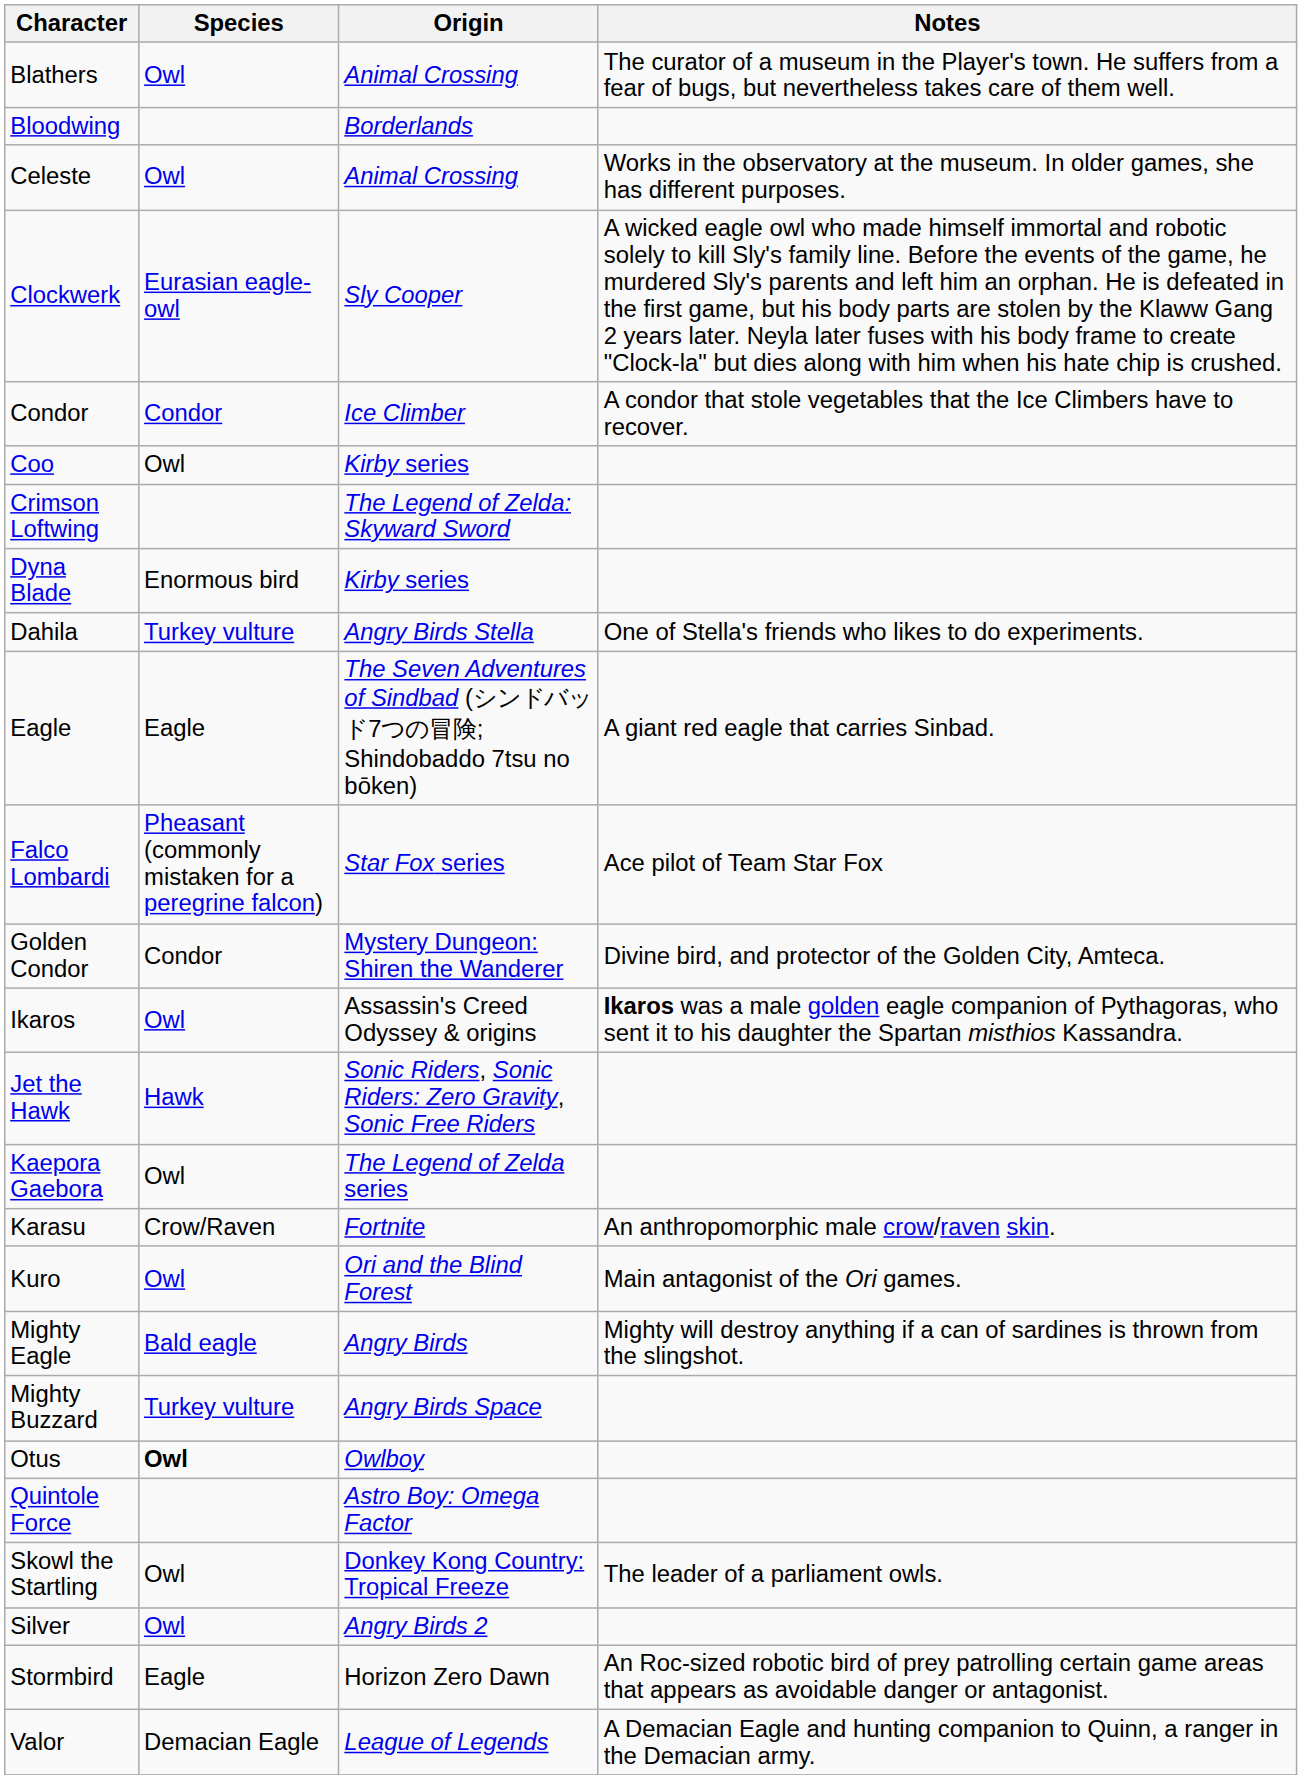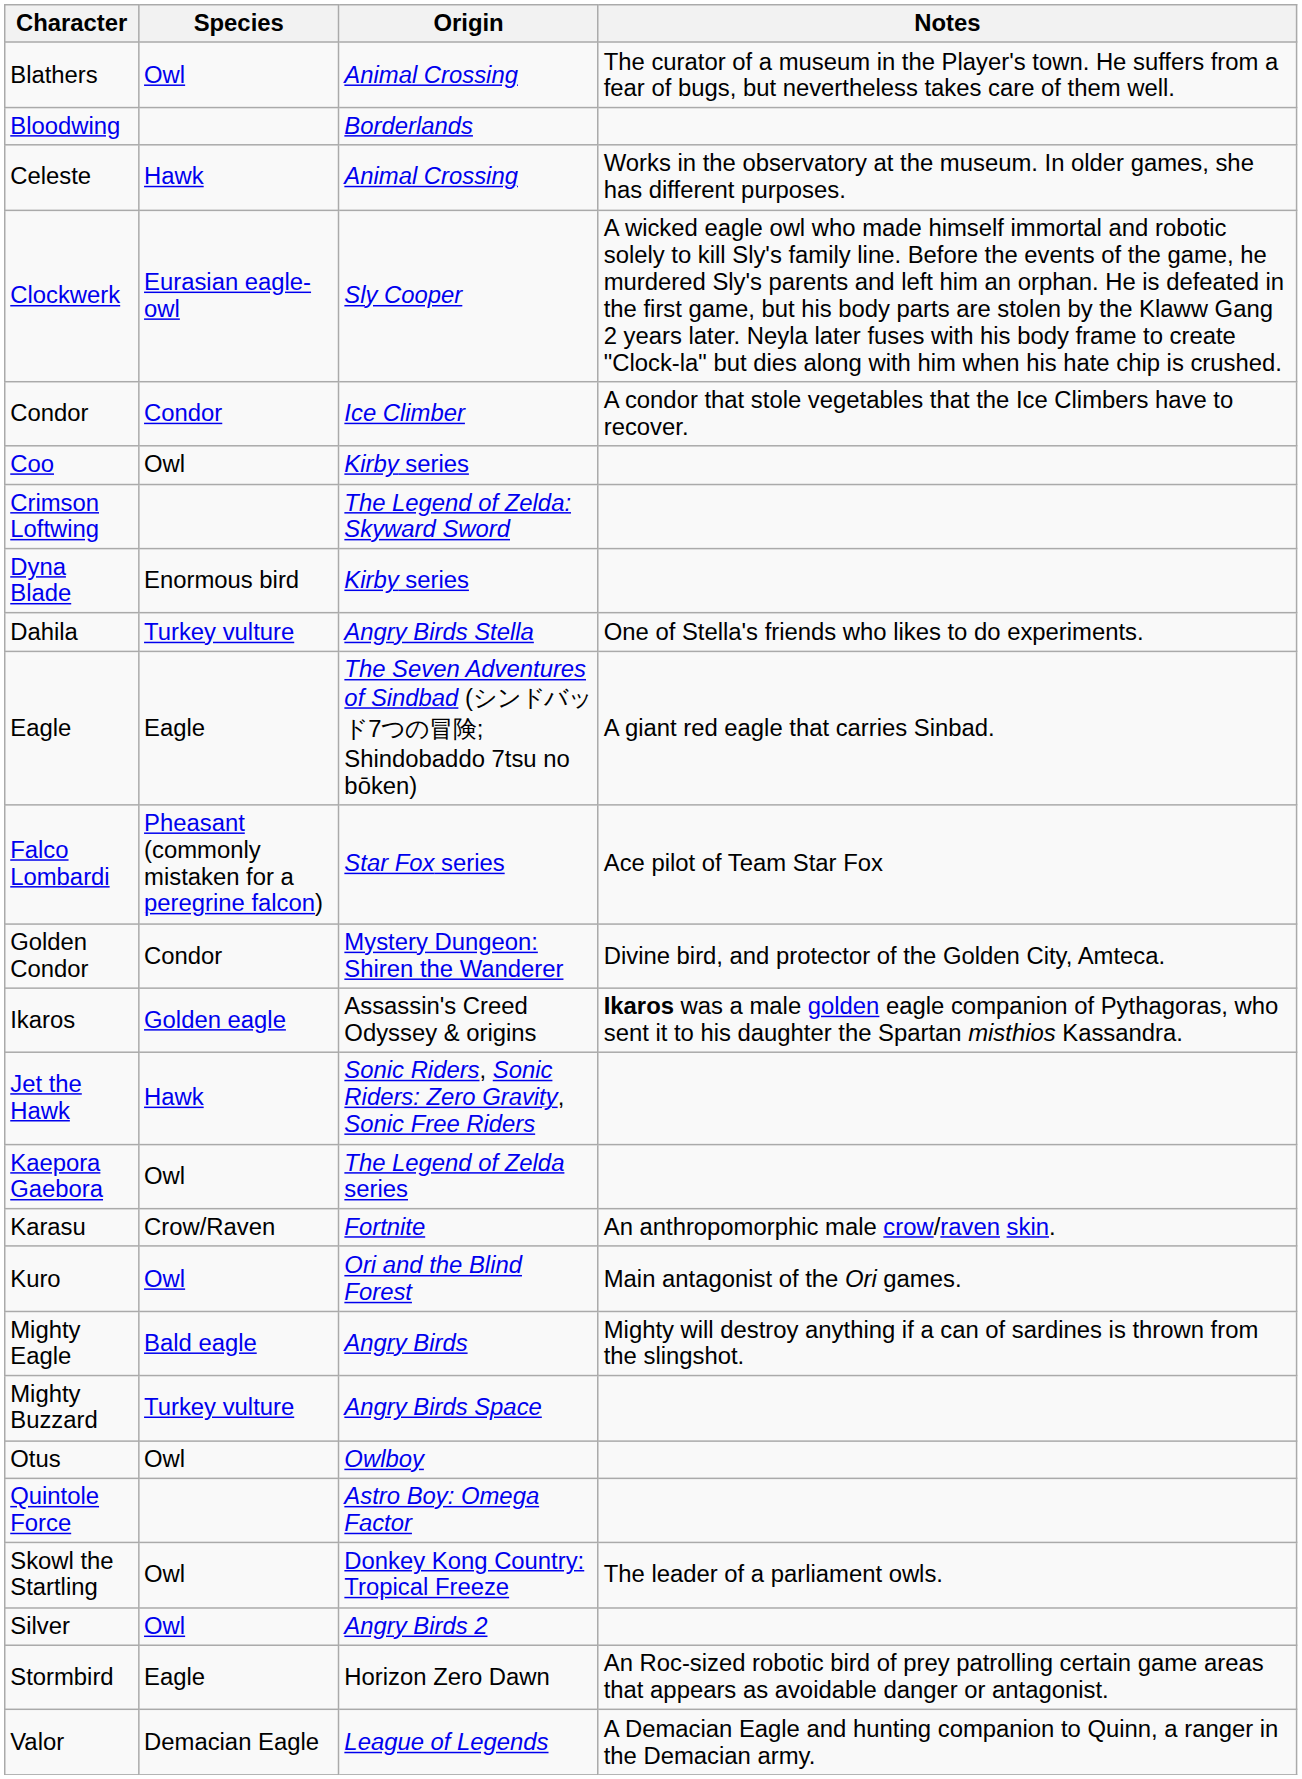(165, 177) Owl -> (174, 177) Hawk
(165, 1020) Owl -> (215, 1020) Golden eagle
(166, 1459) bold -> (165, 1459) normal
